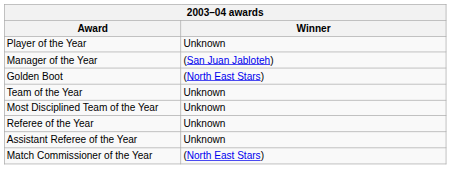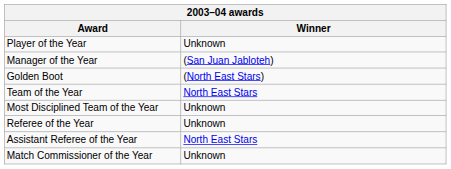(204, 92) Unknown -> (220, 92) North East Stars
(204, 140) Unknown -> (220, 140) North East Stars
(224, 156) (North East Stars) -> (204, 156) Unknown
